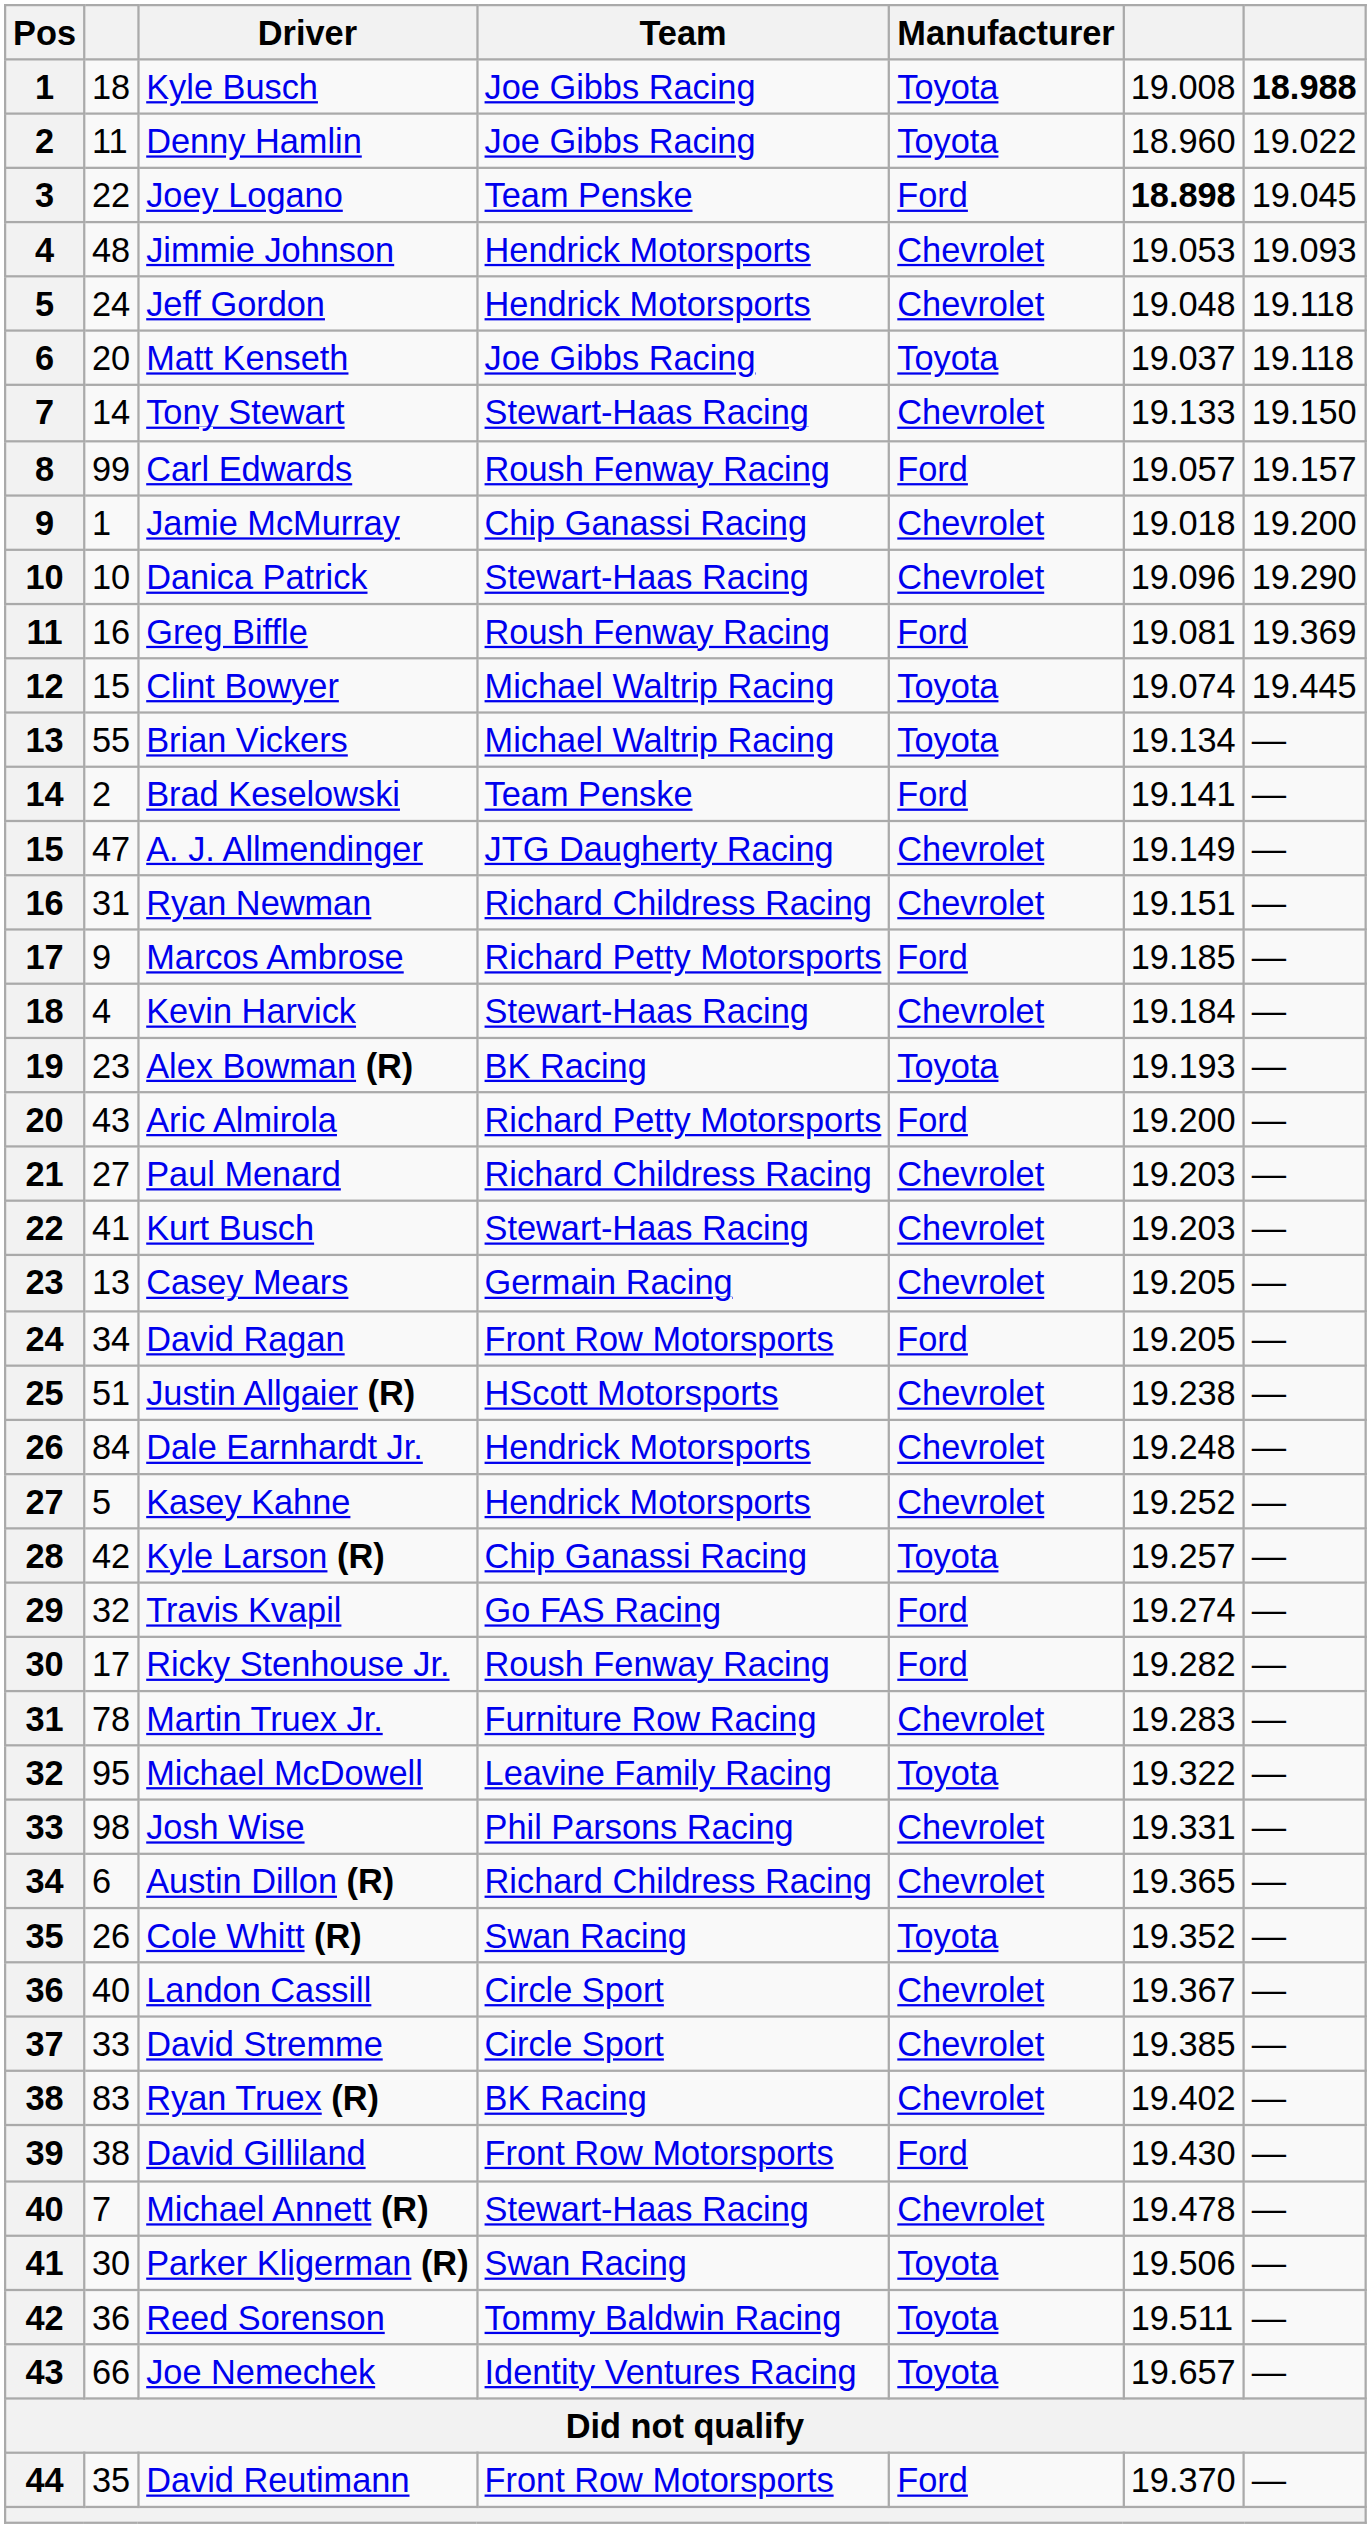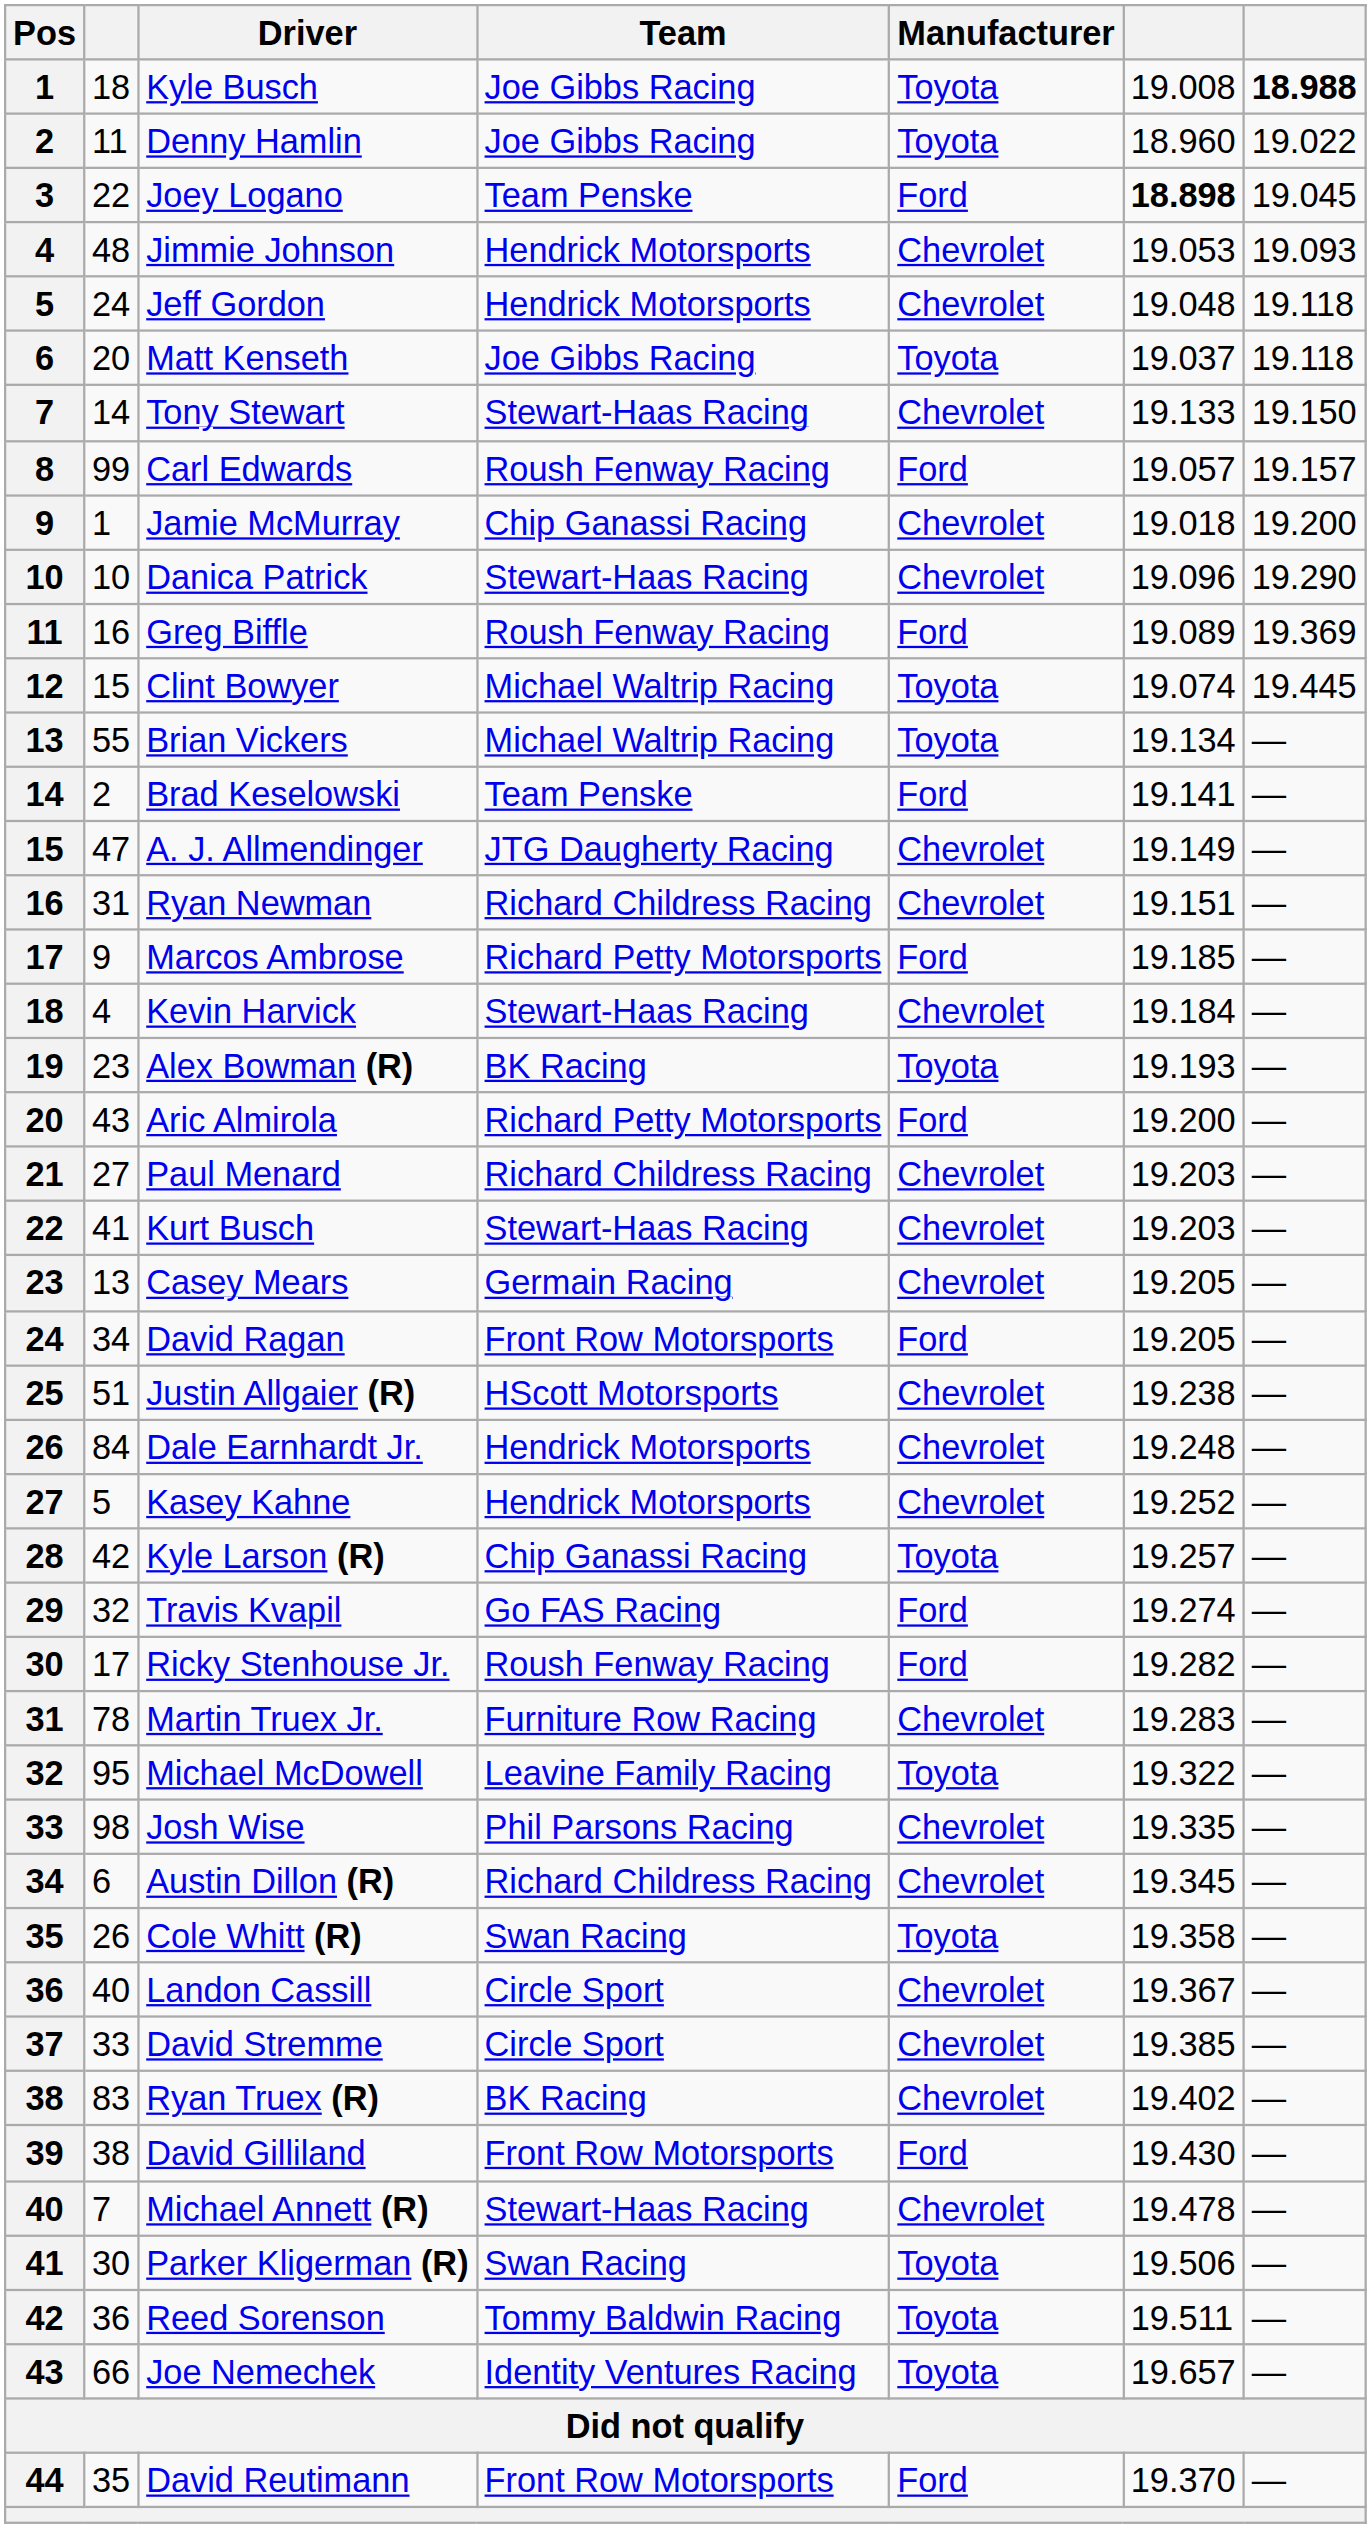(1183, 631) 19.081 -> (1183, 631) 19.089
(1183, 1827) 19.331 -> (1183, 1827) 19.335
(1183, 1881) 19.365 -> (1183, 1881) 19.345
(1183, 1936) 19.352 -> (1183, 1936) 19.358
